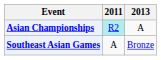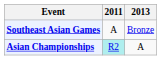rows swapped: (53, 45) <-> (50, 28)
